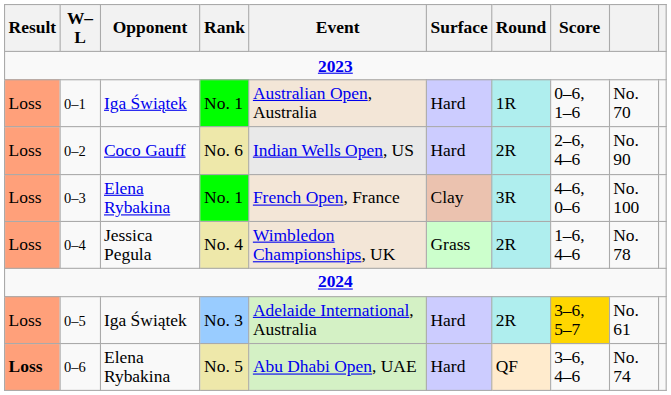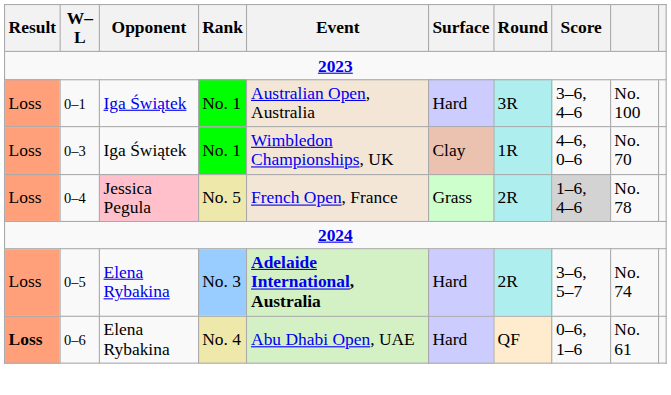(506, 103) 1R -> (508, 103) 3R
(569, 103) 0–6, 1–6 -> (571, 103) 3–6, 4–6
(626, 103) No. 70 -> (627, 103) No. 100
- row: (75, 151)
(137, 197) Elena Rybakina -> (145, 150) Iga Świątek
(326, 197) French Open, France -> (322, 150) Wimbledon Championships, UK
(506, 197) 3R -> (508, 150) 1R
(626, 197) No. 100 -> (627, 150) No. 70
(128, 244) no background -> (128, 197) pink background
(223, 244) No. 4 -> (222, 197) No. 5
(324, 244) Wimbledon Championships, UK -> (324, 197) French Open, France
(569, 244) no background -> (571, 197) lightgrey background
(145, 319) Iga Świątek -> (137, 282) Elena Rybakina
(333, 319) normal -> (303, 282) bold
(569, 319) gold background -> (571, 282) no background
(626, 319) No. 61 -> (627, 282) No. 74
(223, 367) No. 5 -> (222, 339) No. 4
(569, 367) 3–6, 4–6 -> (571, 339) 0–6, 1–6
(626, 367) No. 74 -> (627, 339) No. 61
